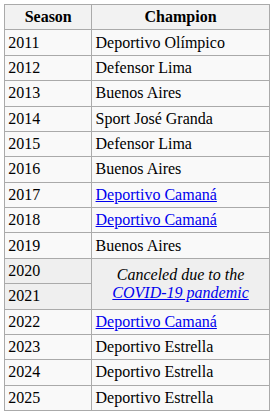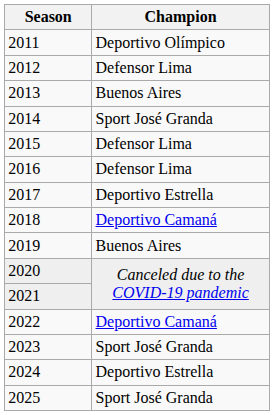(138, 169) Buenos Aires -> (144, 169) Defensor Lima
(156, 194) Deportivo Camaná -> (154, 194) Deportivo Estrella
(154, 347) Deportivo Estrella -> (154, 347) Sport José Granda
(154, 397) Deportivo Estrella -> (154, 397) Sport José Granda
